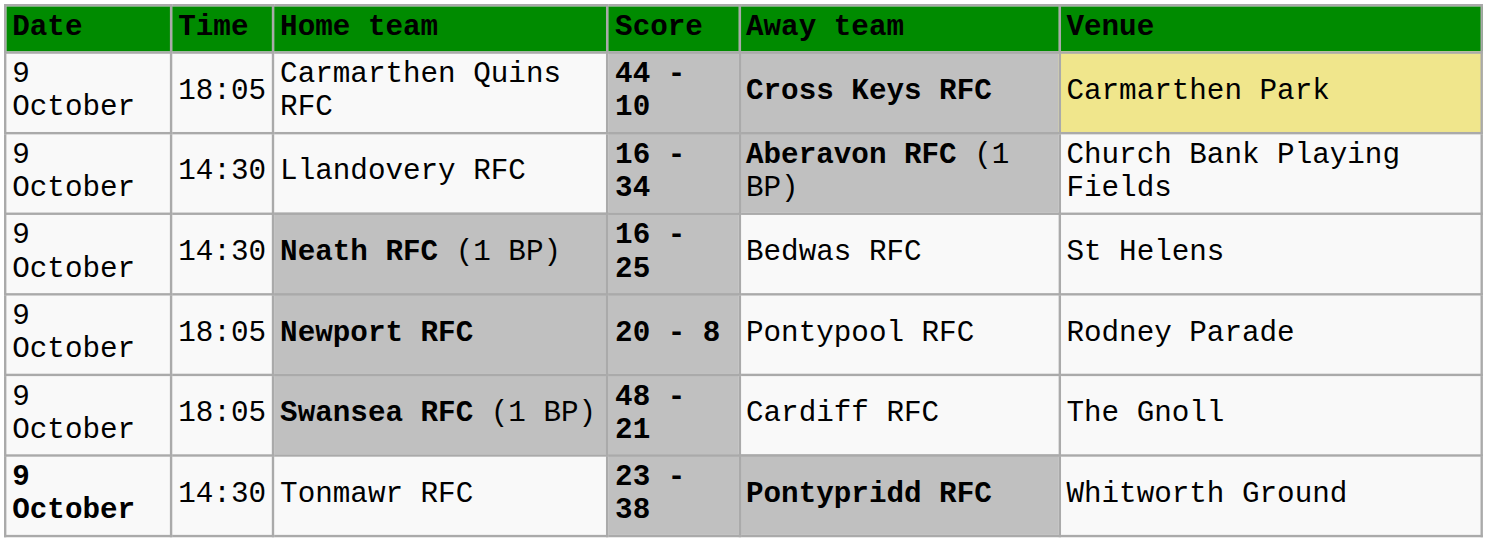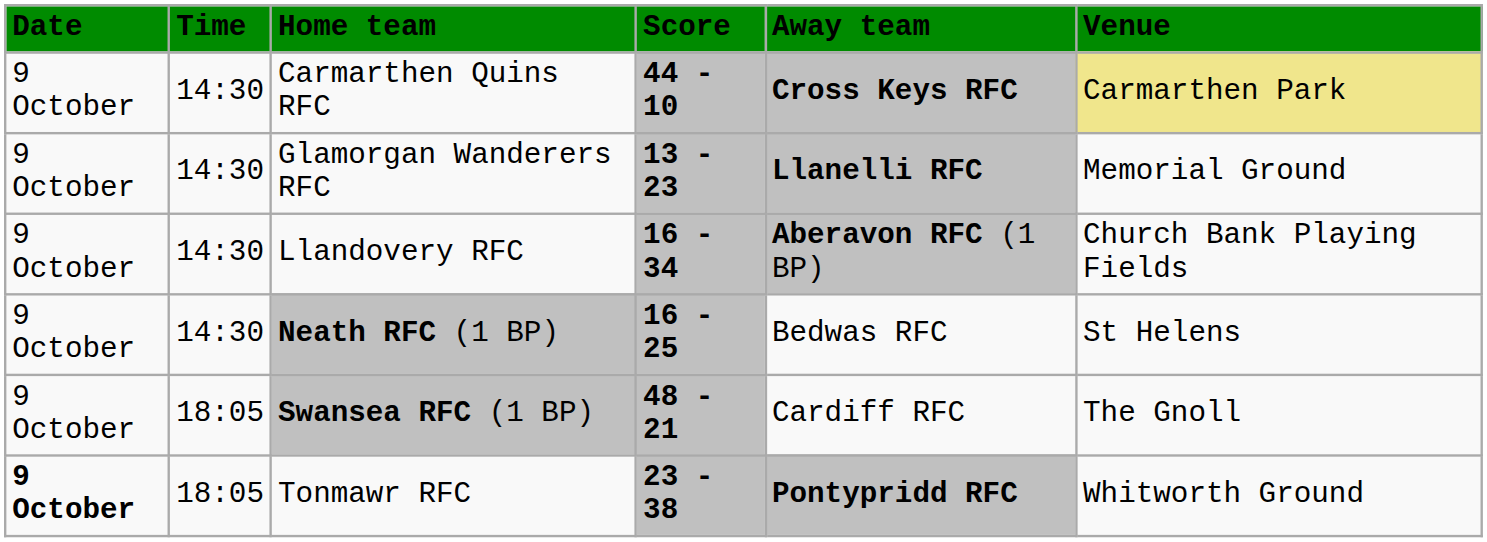(222, 93) 18:05 -> (220, 93) 14:30
+ row: (445, 173)
- row: (377, 334)
(222, 495) 14:30 -> (220, 495) 18:05
